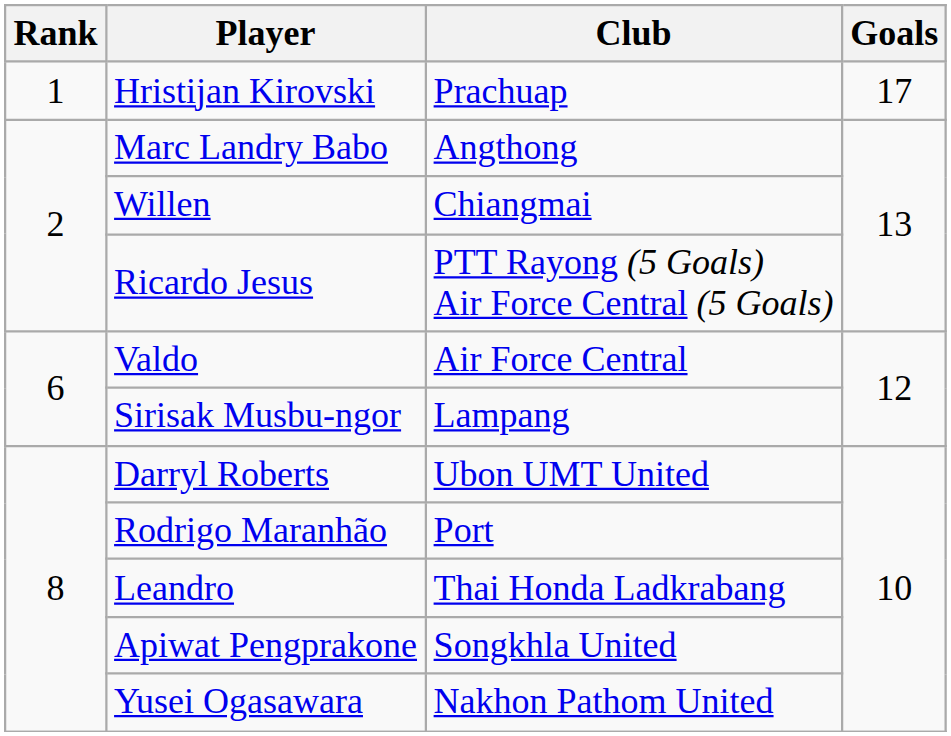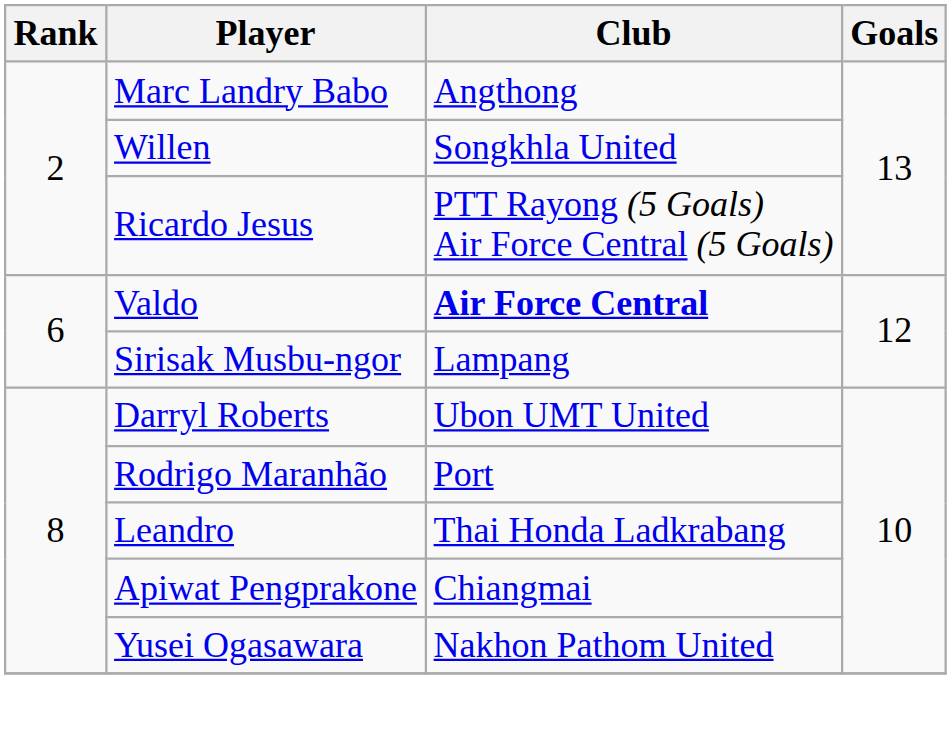- row: (245, 90)
(513, 204) Chiangmai -> (555, 147) Songkhla United
(561, 359) normal -> (571, 301) bold
(555, 644) Songkhla United -> (513, 587) Chiangmai
